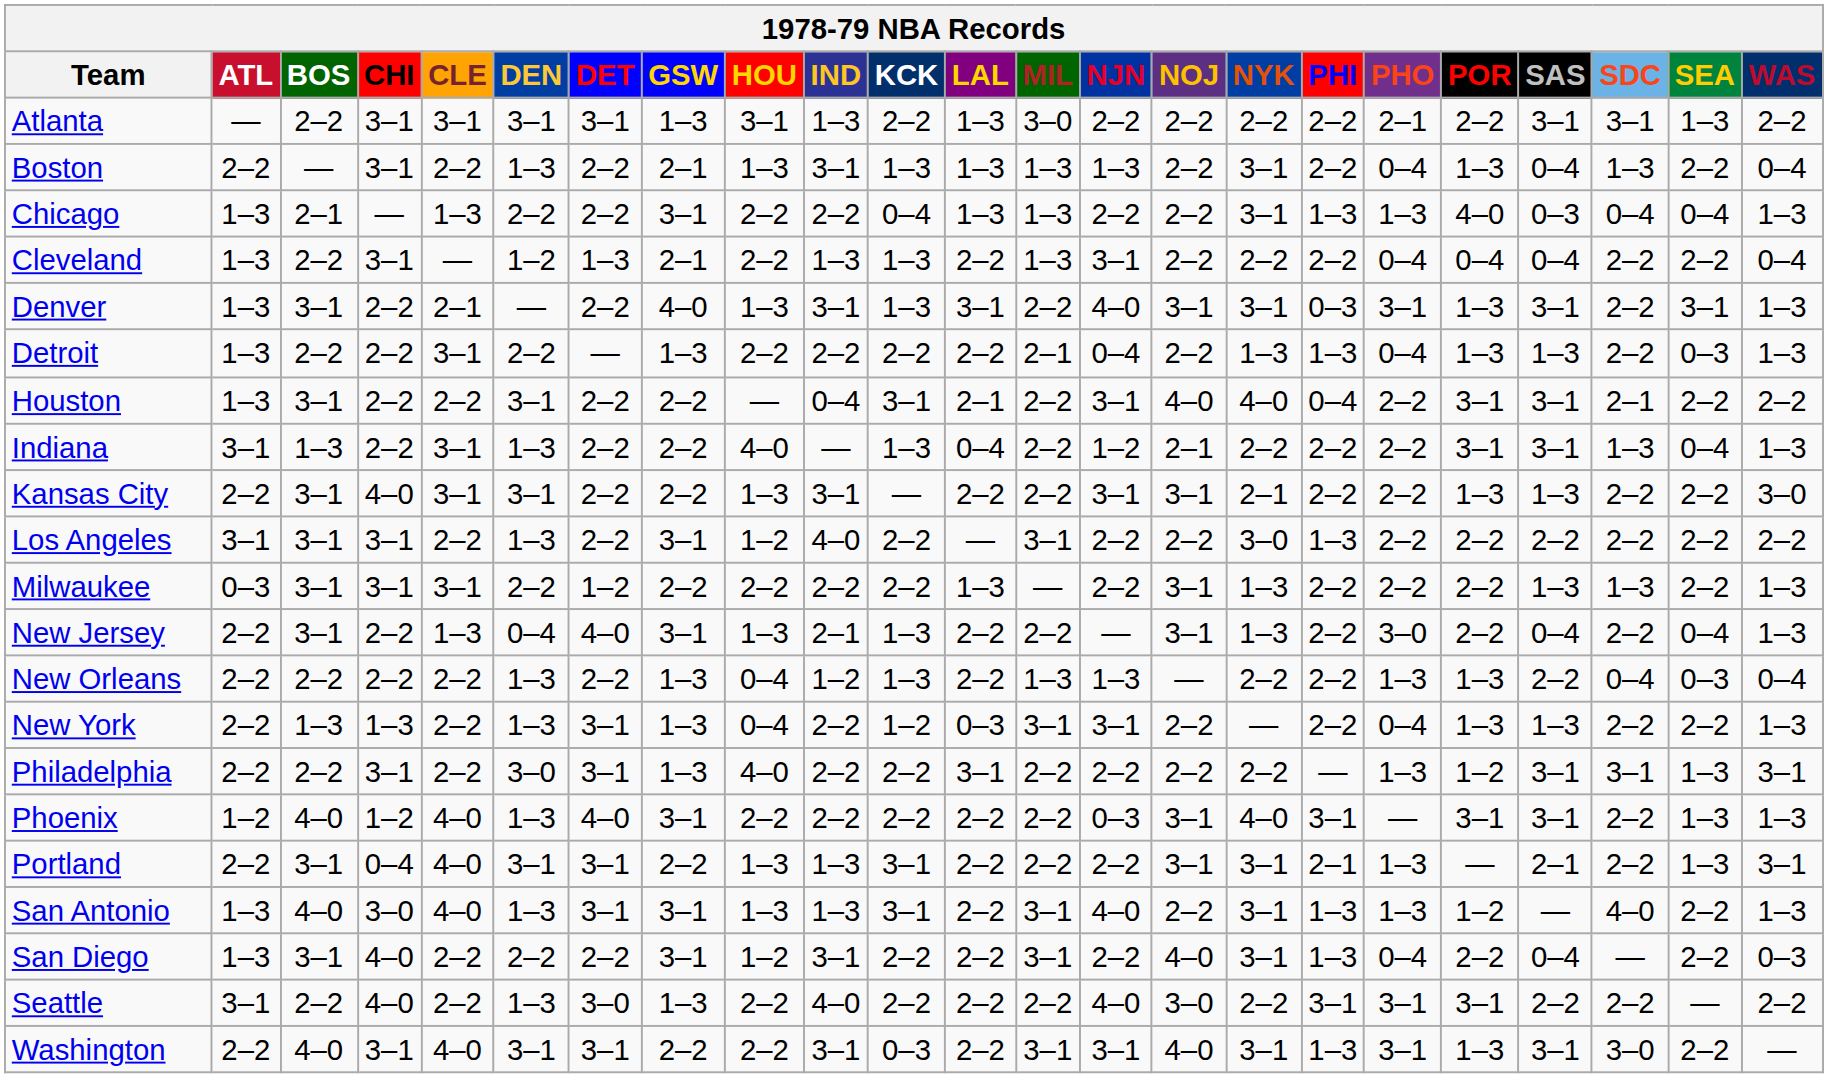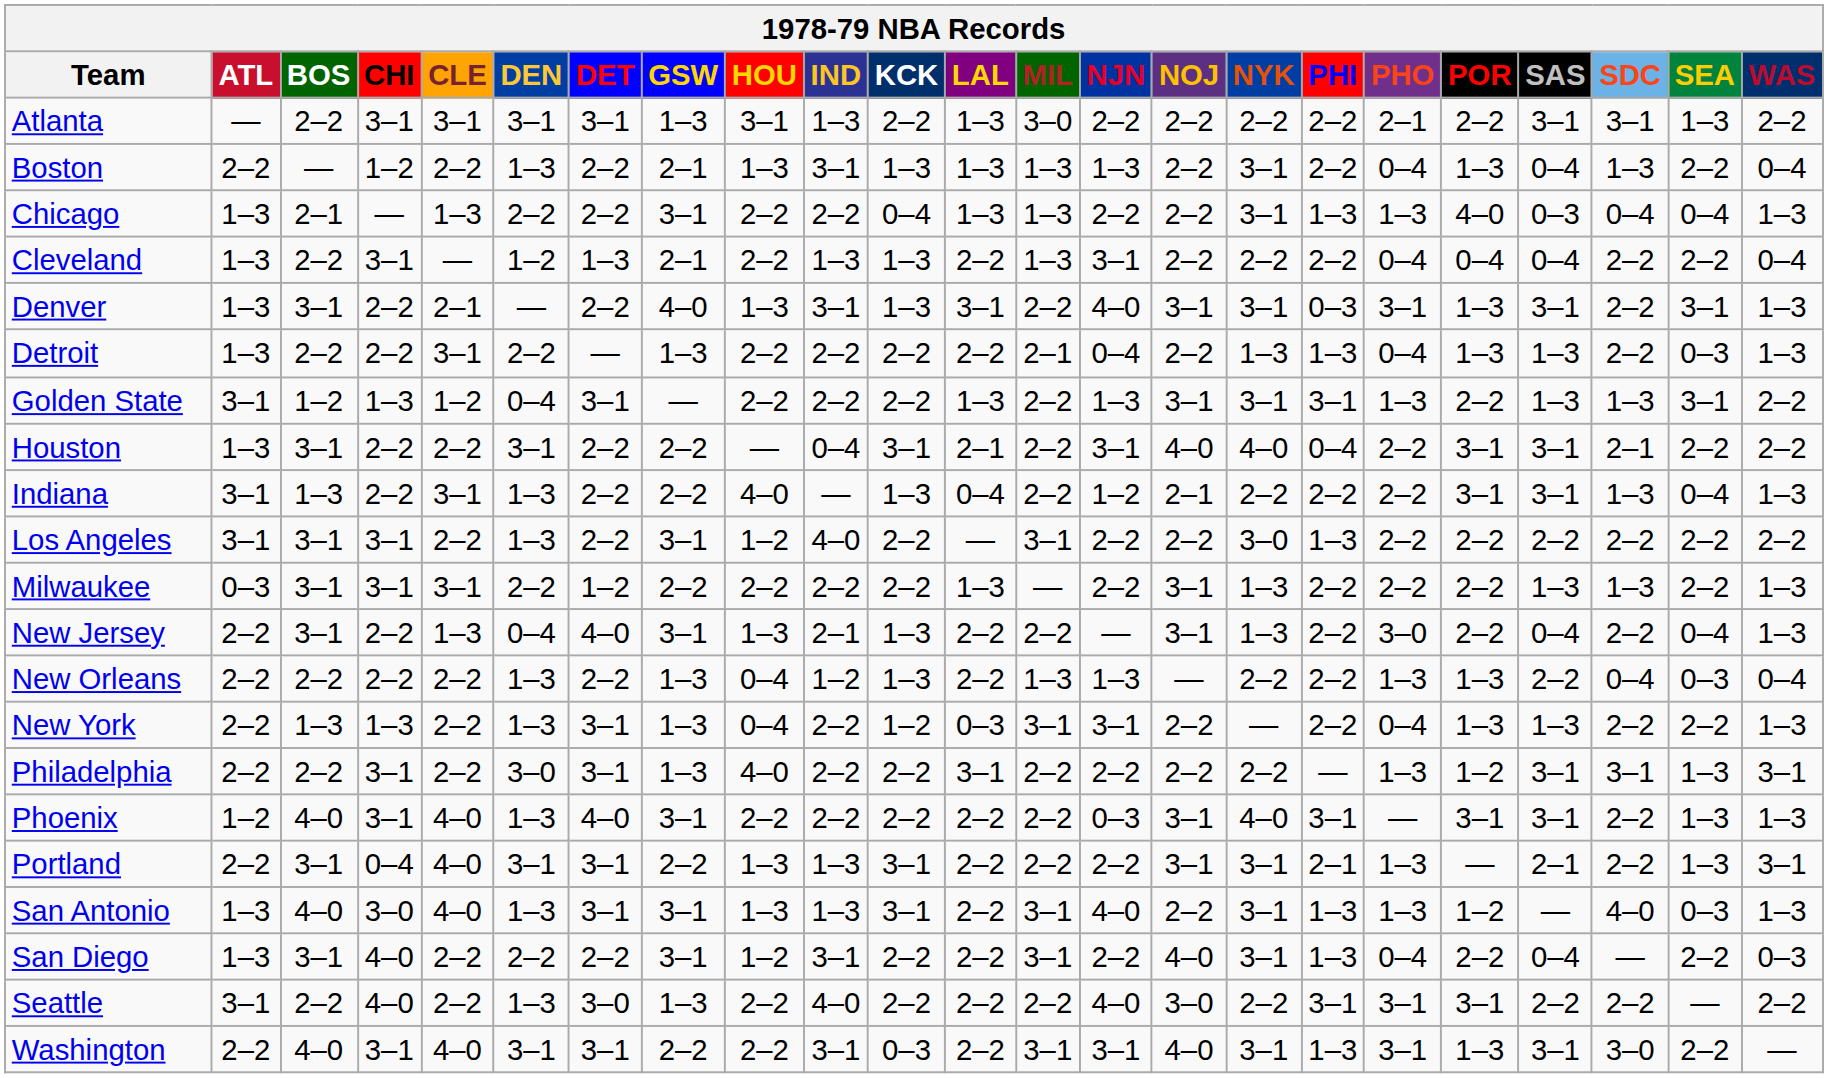(389, 168) 3–1 -> (389, 168) 1–2
+ row: (97, 400)
- row: (90, 493)
(389, 818) 1–2 -> (389, 818) 3–1
(1705, 911) 2–2 -> (1705, 911) 0–3
